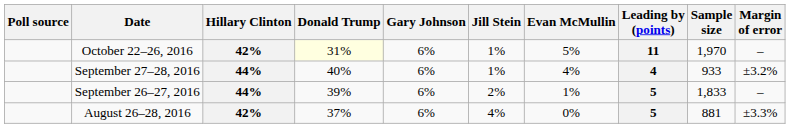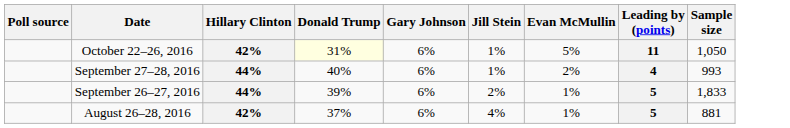- column: (760, 22)
(712, 50) 1,970 -> (712, 50) 1,050
(571, 71) 4% -> (571, 71) 2%
(712, 71) 933 -> (712, 71) 993
(571, 112) 0% -> (571, 112) 1%
